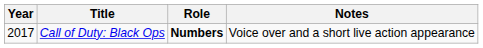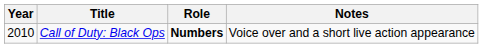(21, 33) 2017 -> (21, 33) 2010
